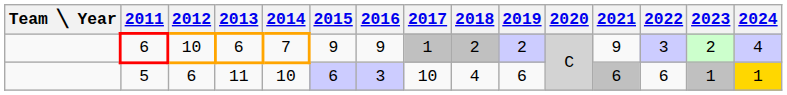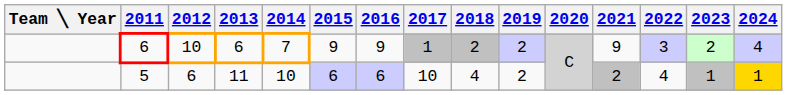(380, 76) 3 -> (380, 76) 6
(522, 76) 6 -> (522, 76) 2
(616, 76) 6 -> (616, 76) 2
(664, 76) 6 -> (664, 76) 4
